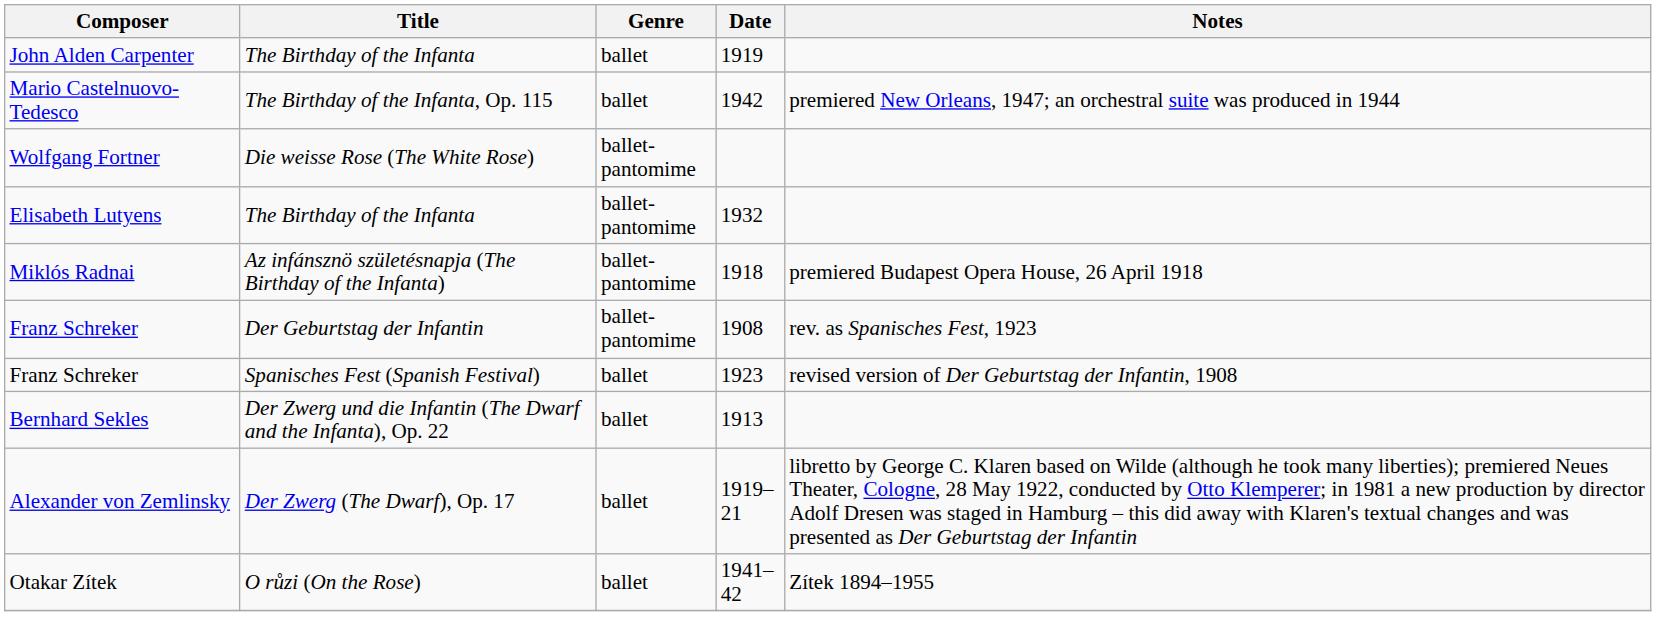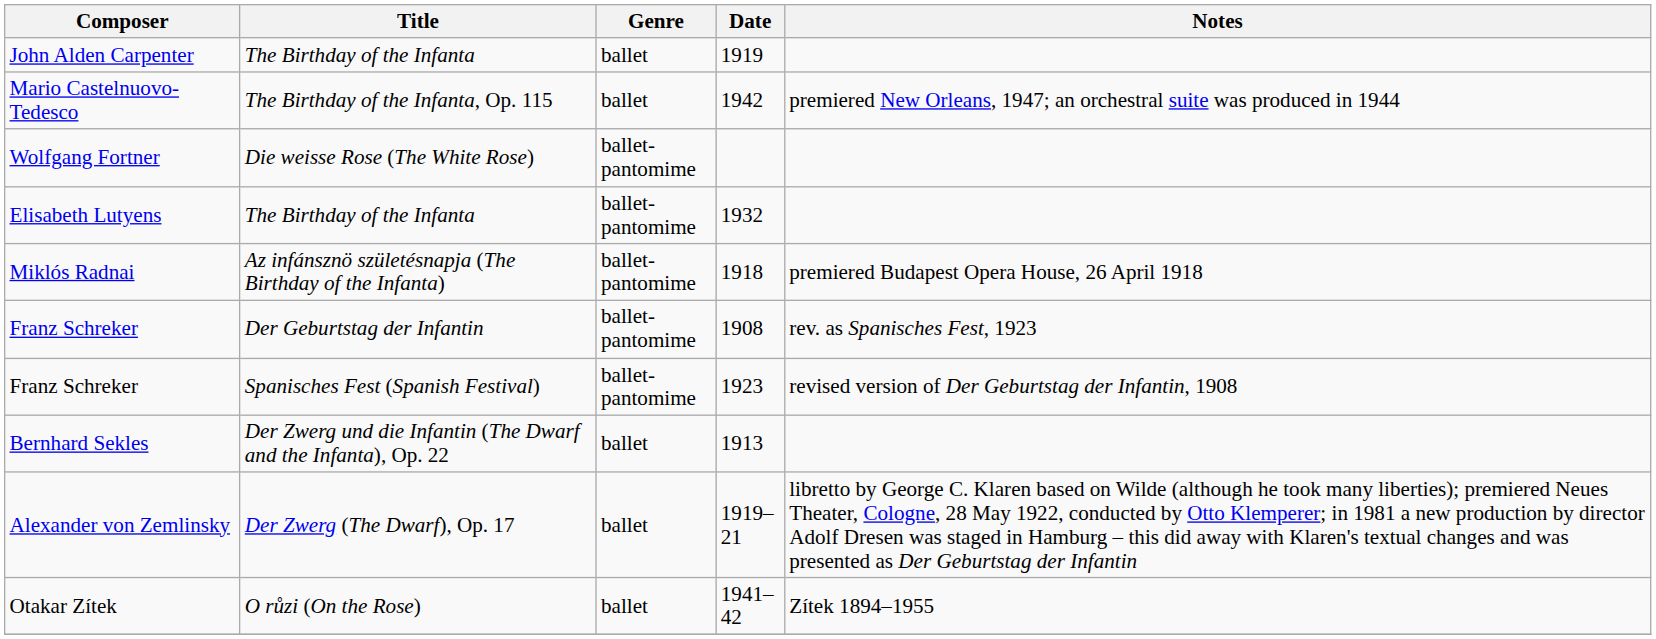(624, 374) ballet -> (648, 386) ballet-pantomime
